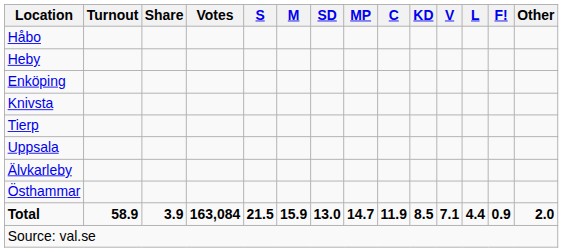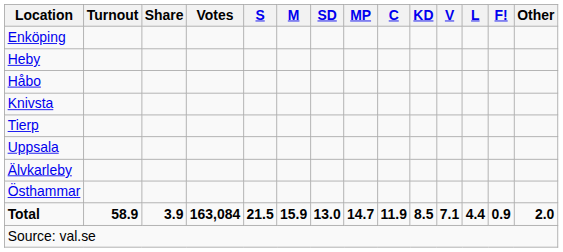rows swapped: (37, 81) <-> (24, 37)
